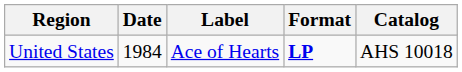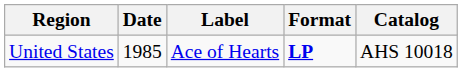(142, 50) 1984 -> (142, 50) 1985
